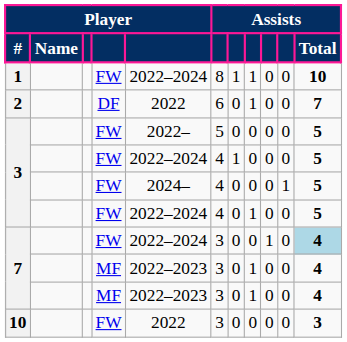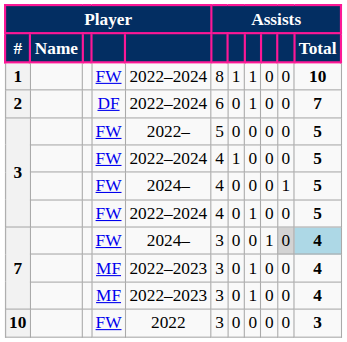(168, 103) 2022 -> (168, 103) 2022–2024
(168, 240) 2022–2024 -> (168, 240) 2024–
(286, 240) no background -> (286, 240) lightgrey background
